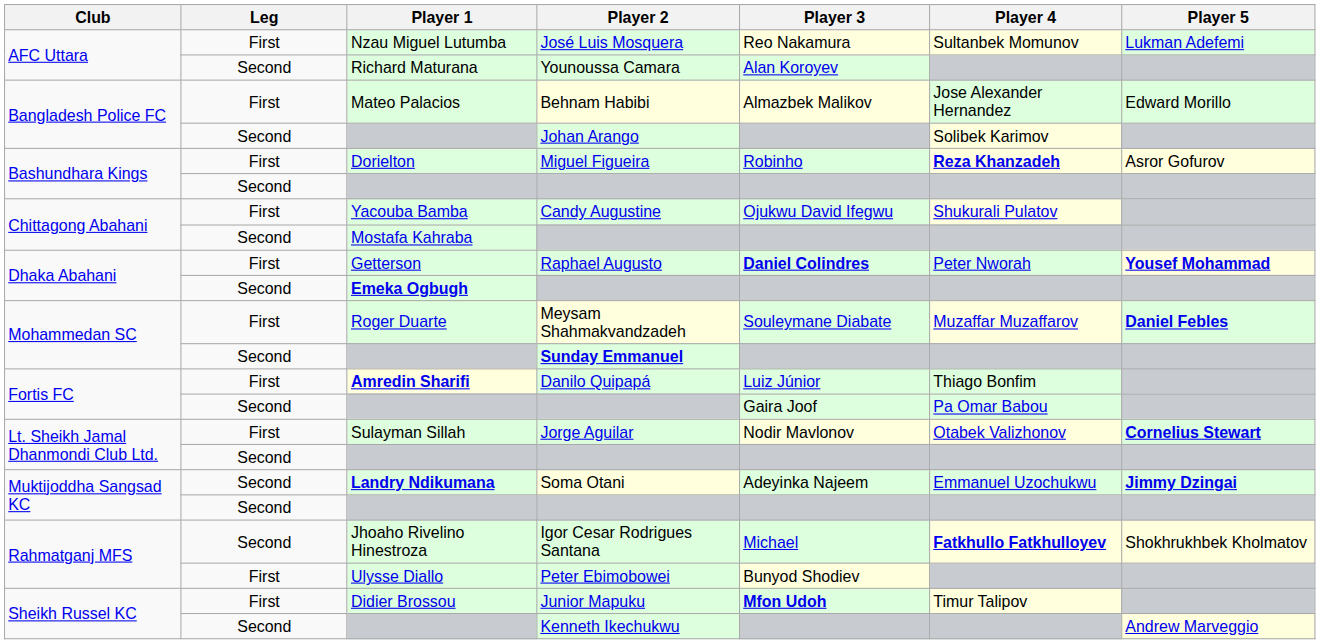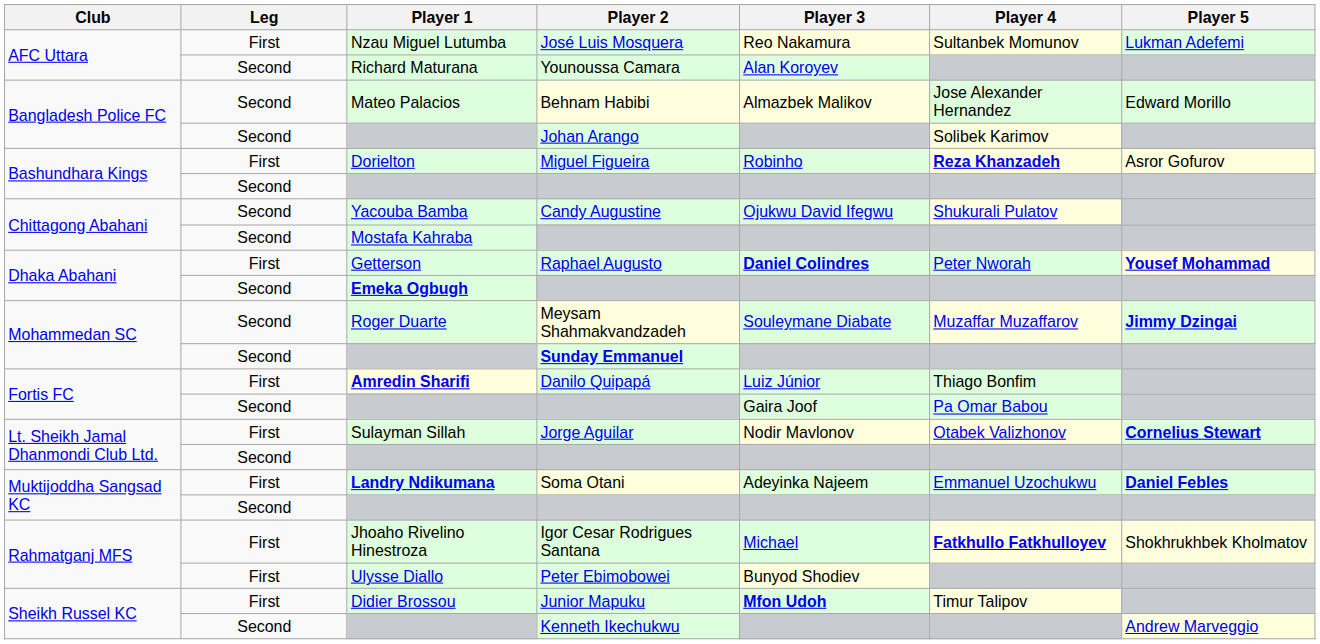(264, 102) First -> (264, 102) Second
(264, 212) First -> (264, 212) Second
(264, 322) First -> (264, 322) Second
(1177, 322) Daniel Febles -> (1181, 322) Jimmy Dzingai
(264, 483) Second -> (264, 483) First
(1181, 483) Jimmy Dzingai -> (1177, 483) Daniel Febles
(264, 542) Second -> (264, 542) First
